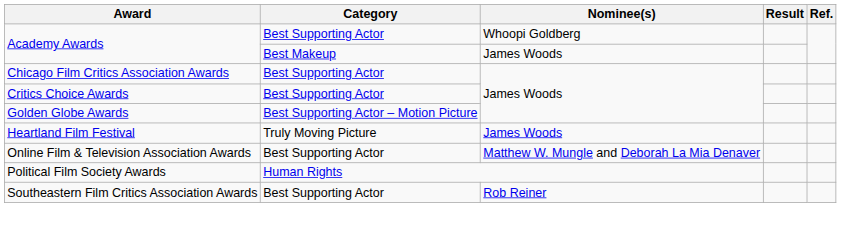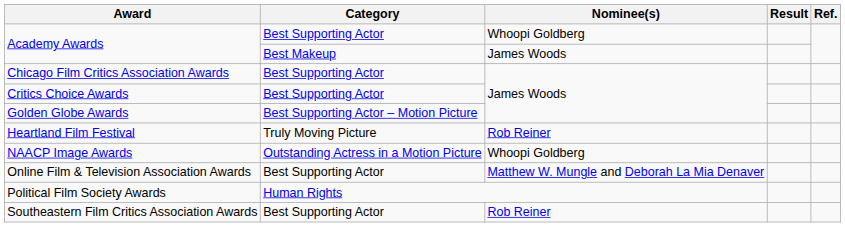(523, 133) James Woods -> (519, 133) Rob Reiner
+ row: (70, 152)
